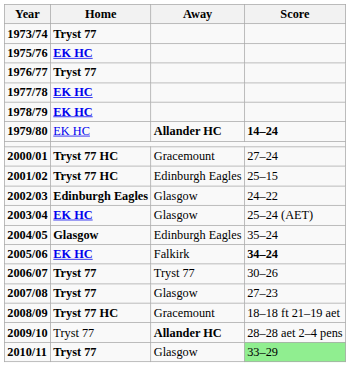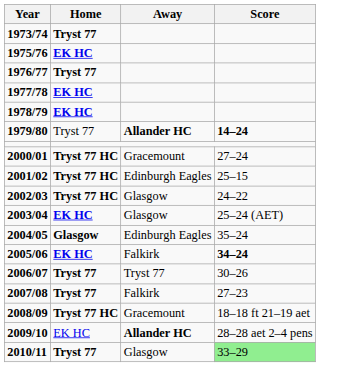(72, 131) EK HC -> (74, 131) Tryst 77
(101, 195) Edinburgh Eagles -> (86, 195) Tryst 77 HC
(176, 293) Glasgow -> (142, 293) Falkirk
(74, 332) Tryst 77 -> (72, 332) EK HC
